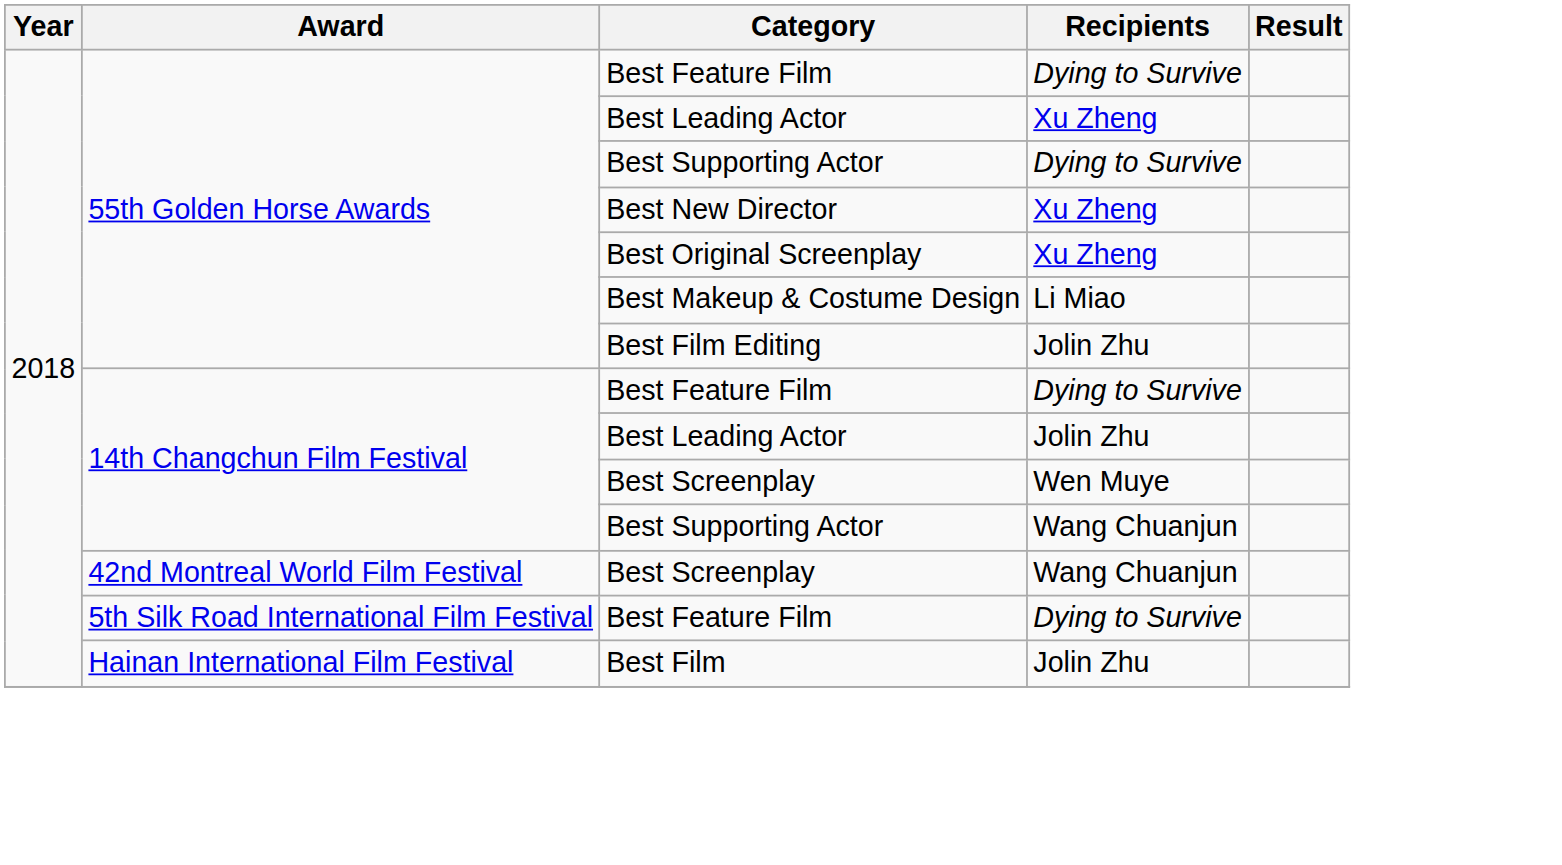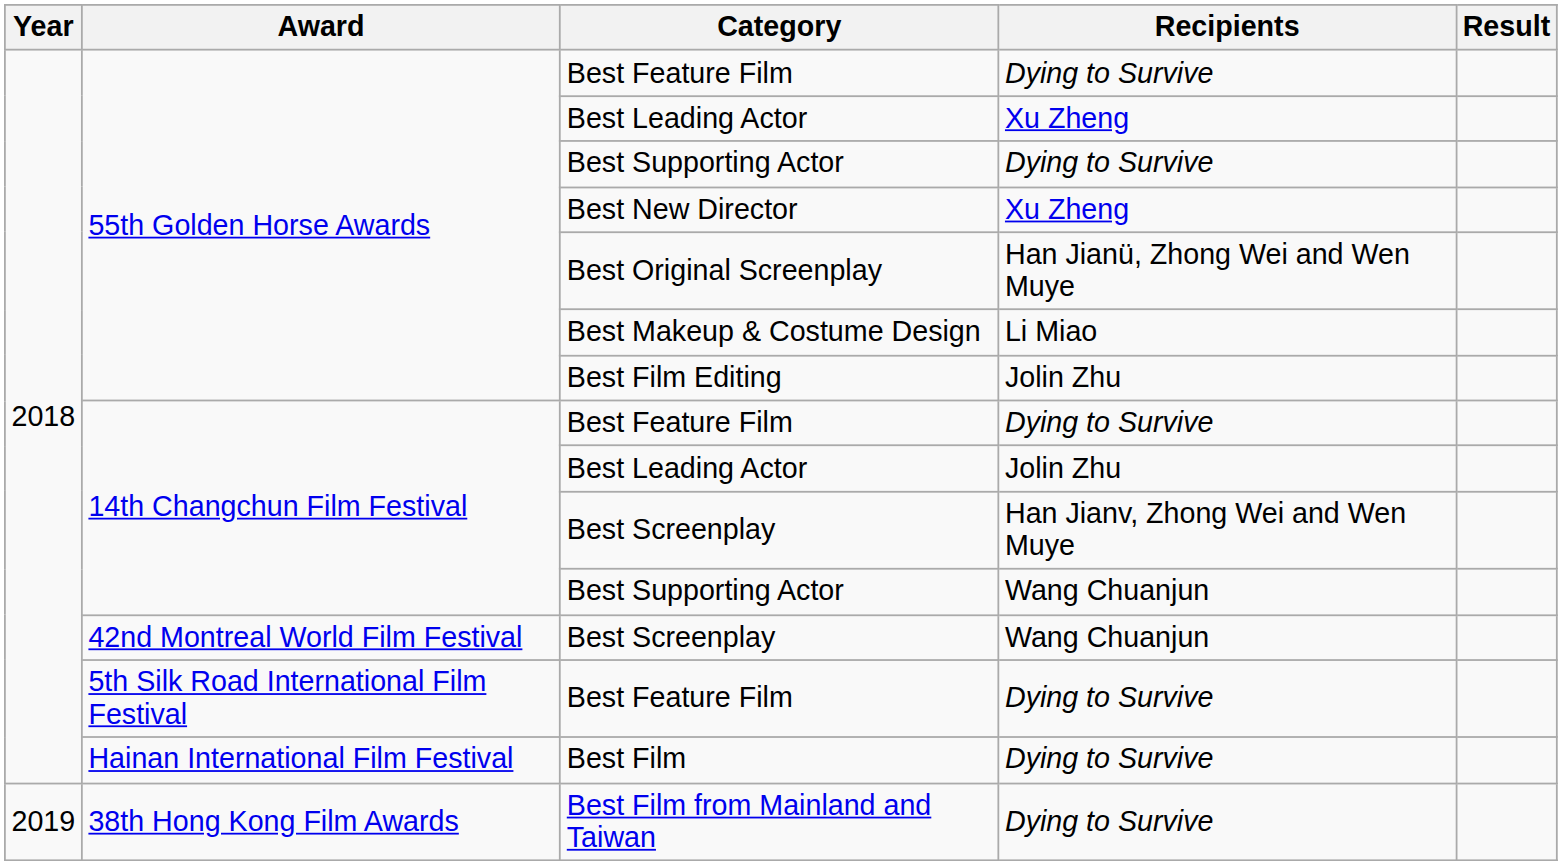(1095, 254) Xu Zheng -> (1207, 270) Han Jianü, Zhong Wei and Wen Muye
(1101, 481) Wen Muye -> (1206, 529) Han Jianv, Zhong Wei and Wen Muye
(1091, 663) Jolin Zhu -> (1109, 759) Dying to Survive
+ row: (274, 821)
